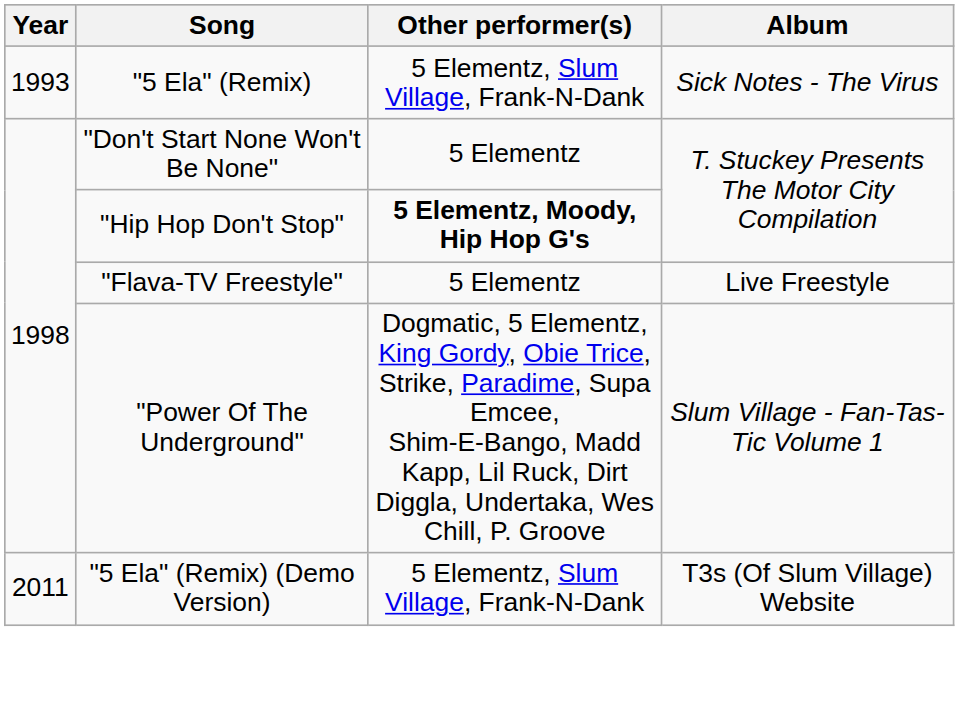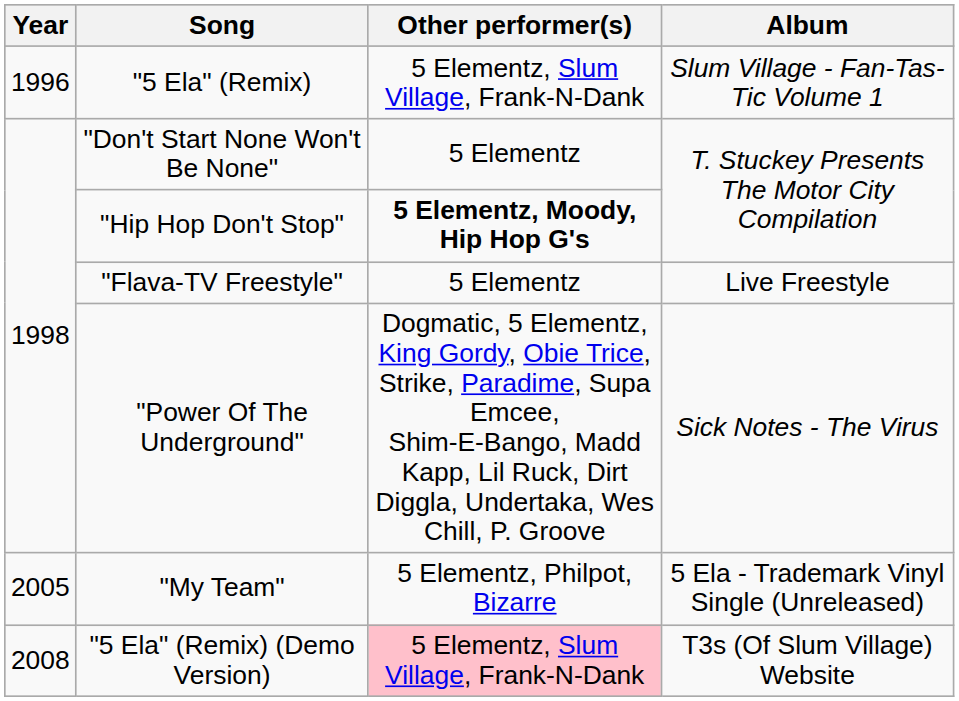(40, 82) 1993 -> (40, 82) 1996
(807, 82) Sick Notes - The Virus -> (807, 82) Slum Village - Fan-Tas-Tic Volume 1
(807, 427) Slum Village - Fan-Tas-Tic Volume 1 -> (807, 427) Sick Notes - The Virus
+ row: (222, 588)
(40, 588) 2011 -> (40, 660) 2008
(515, 588) no background -> (515, 660) pink background
